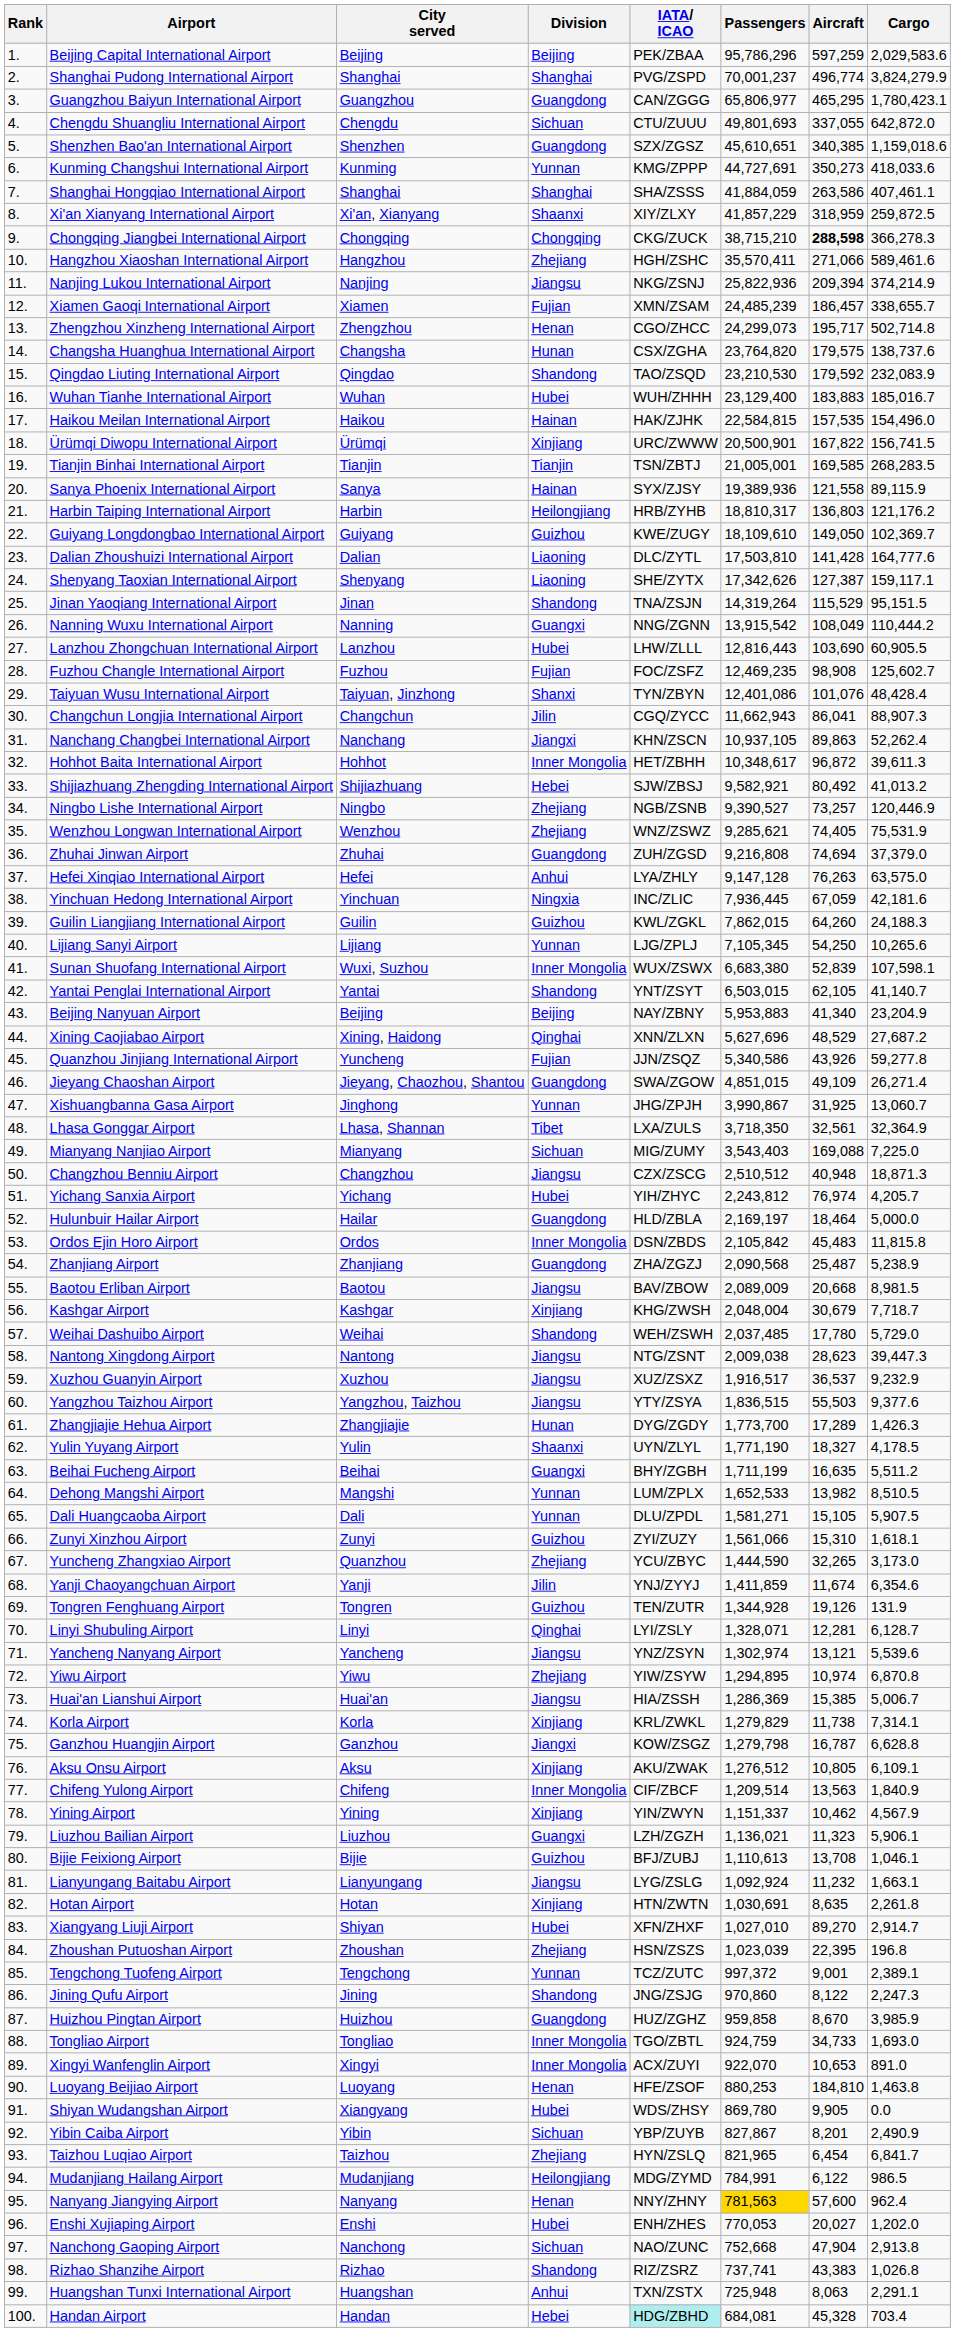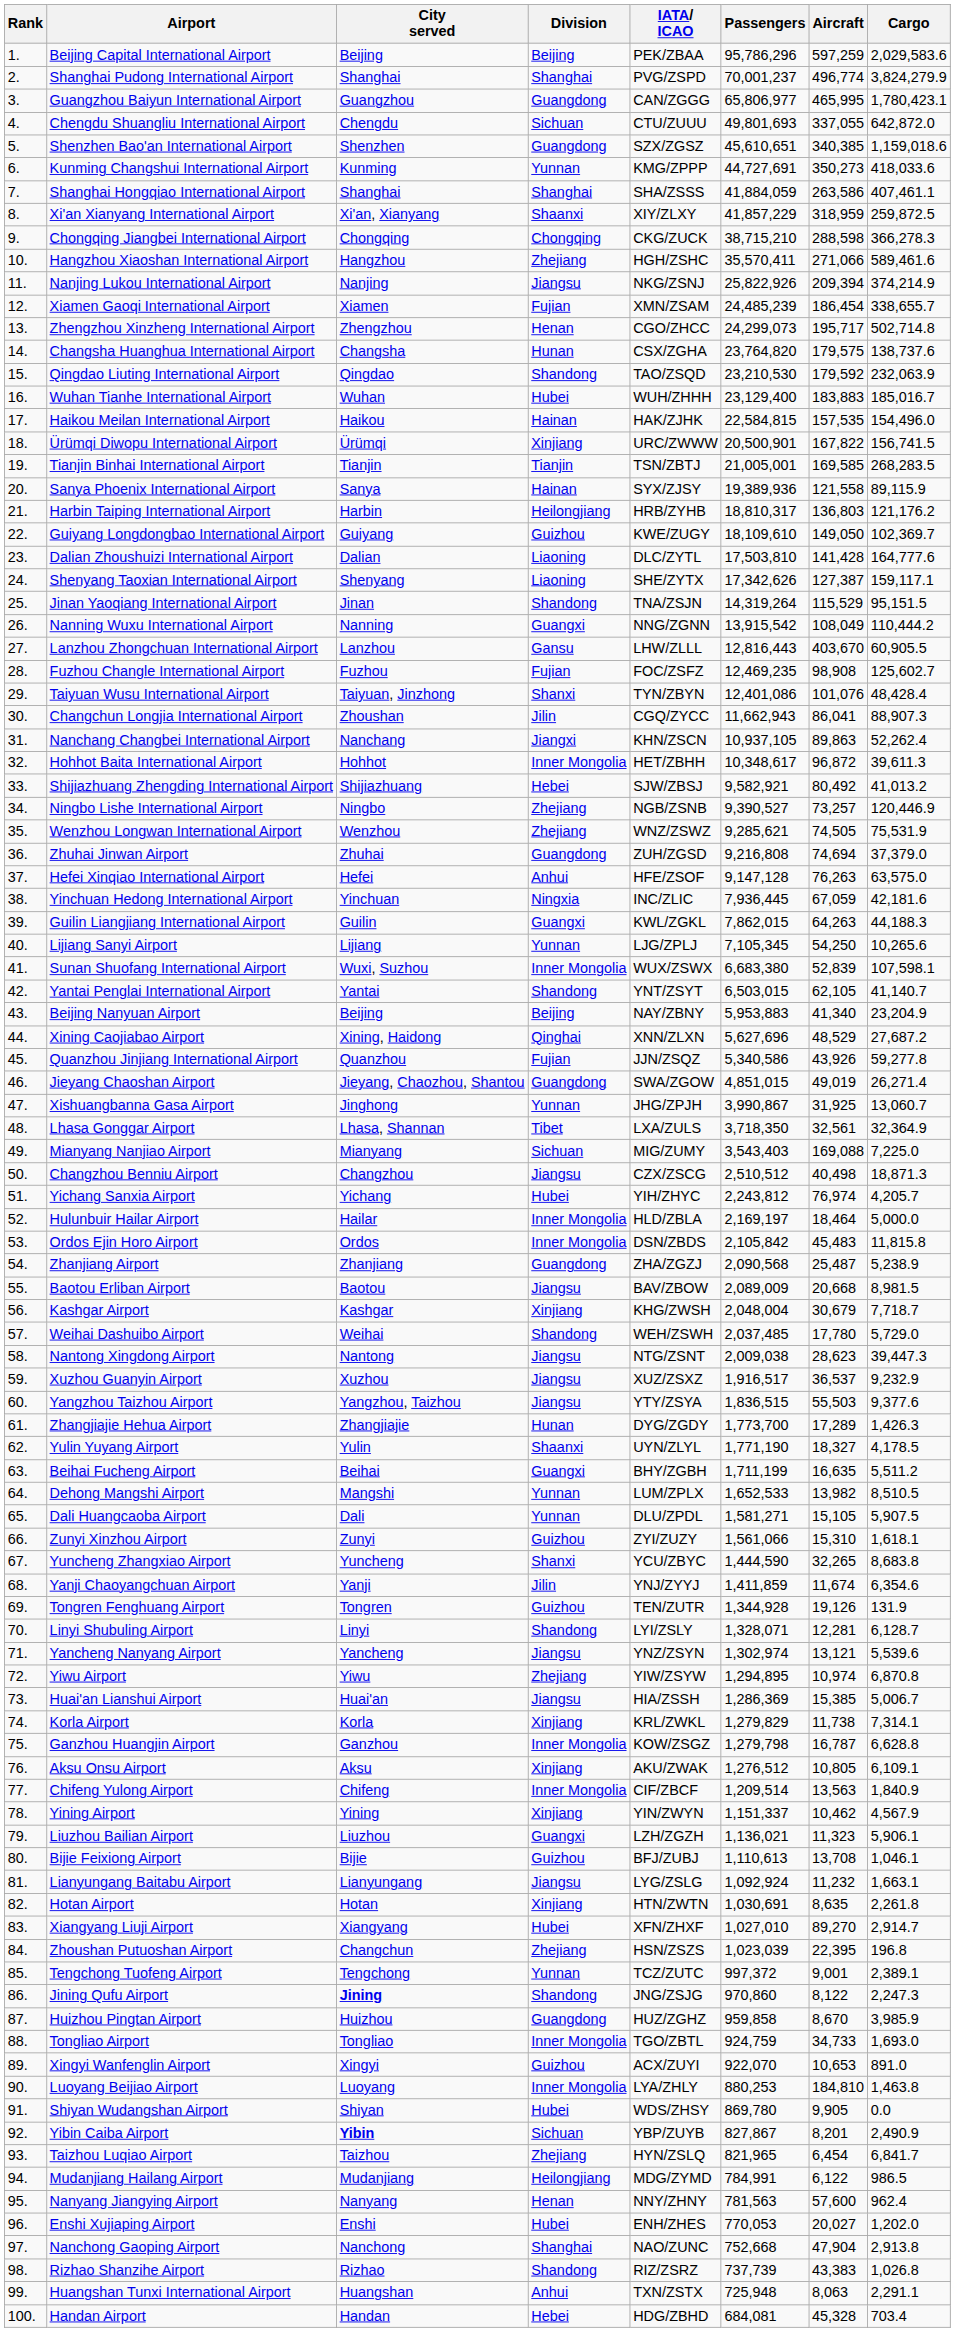(838, 100) 465,295 -> (838, 100) 465,995
(838, 237) bold -> (838, 237) normal
(761, 283) 25,822,936 -> (761, 283) 25,822,926
(838, 306) 186,457 -> (838, 306) 186,454
(903, 374) 232,083.9 -> (903, 374) 232,063.9
(550, 648) Hubei -> (552, 648) Gansu
(838, 648) 103,690 -> (838, 648) 403,670
(376, 717) Changchun -> (372, 717) Zhoushan
(834, 831) 74,405 -> (834, 831) 74,505
(666, 877) LYA/ZHLY -> (669, 877) HFE/ZSOF
(558, 922) Guizhou -> (558, 922) Guangxi
(834, 922) 64,260 -> (834, 922) 64,263
(899, 922) 24,188.3 -> (899, 922) 44,188.3
(372, 1059) Yuncheng -> (373, 1059) Quanzhou
(834, 1082) 49,109 -> (834, 1082) 49,019
(834, 1173) 40,948 -> (834, 1173) 40,498
(569, 1219) Guangdong -> (579, 1219) Inner Mongolia
(373, 1562) Quanzhou -> (372, 1562) Yuncheng
(559, 1562) Zhejiang -> (553, 1562) Shanxi
(895, 1562) 3,173.0 -> (895, 1562) 8,683.8
(556, 1630) Qinghai -> (564, 1630) Shandong
(554, 1744) Jiangxi -> (579, 1744) Inner Mongolia
(362, 1927) Shiyan -> (374, 1927) Xiangyang
(372, 1950) Zhoushan -> (376, 1950) Changchun
(358, 1996) normal -> (361, 1996) bold
(579, 2064) Inner Mongolia -> (558, 2064) Guizhou
(552, 2087) Henan -> (579, 2087) Inner Mongolia
(669, 2087) HFE/ZSOF -> (666, 2087) LYA/ZHLY
(374, 2110) Xiangyang -> (362, 2110) Shiyan
(355, 2133) normal -> (357, 2133) bold
(751, 2201) gold background -> (751, 2201) no background
(557, 2247) Sichuan -> (562, 2247) Shanghai
(751, 2270) 737,741 -> (751, 2270) 737,739
(671, 2315) paleturquoise background -> (671, 2315) no background
